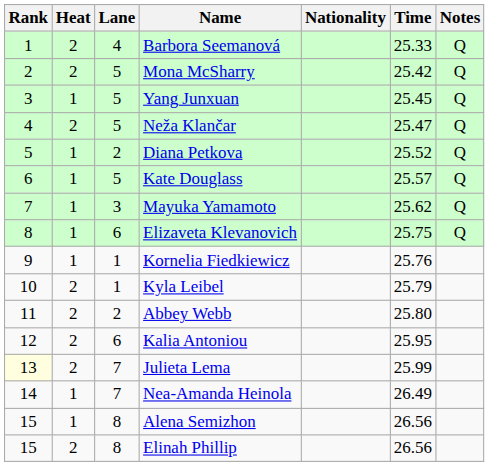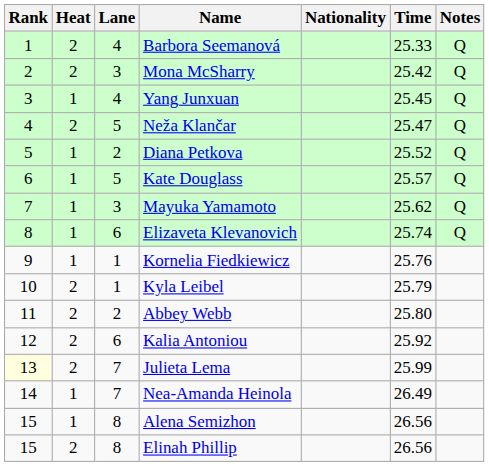(117, 71) 5 -> (117, 71) 3
(117, 98) 5 -> (117, 98) 4
(413, 233) 25.75 -> (413, 233) 25.74
(413, 340) 25.95 -> (413, 340) 25.92
